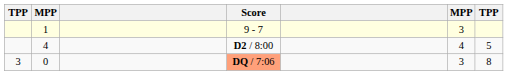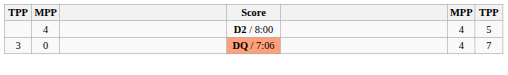- row: (46, 29)
(461, 62) 3 -> (461, 45) 4
(489, 62) 8 -> (489, 45) 7
